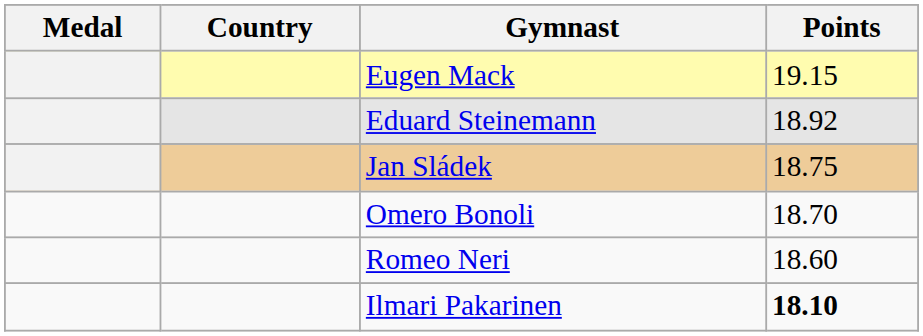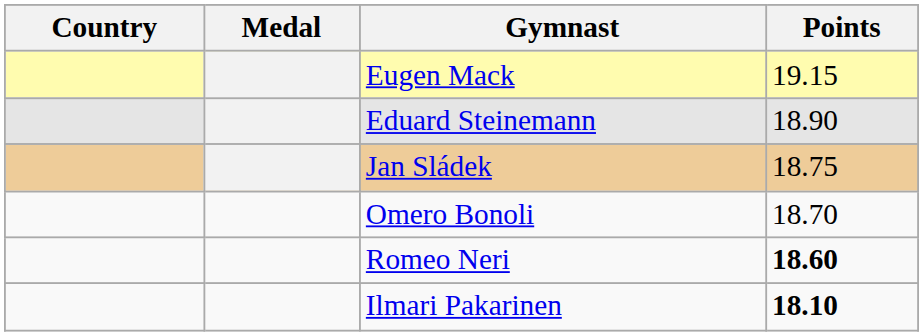columns swapped: (83, 27) <-> (260, 27)
(805, 120) 18.92 -> (805, 120) 18.90
(805, 259) normal -> (805, 259) bold
